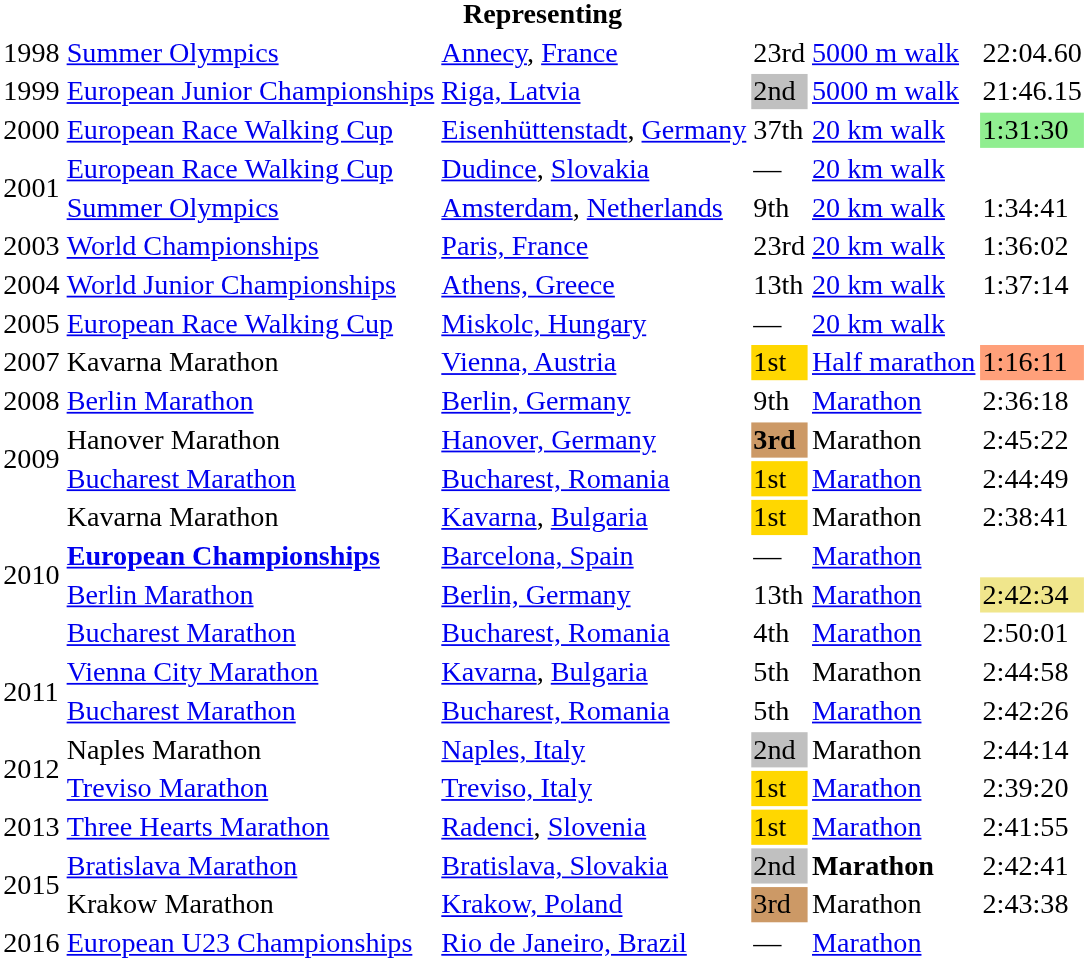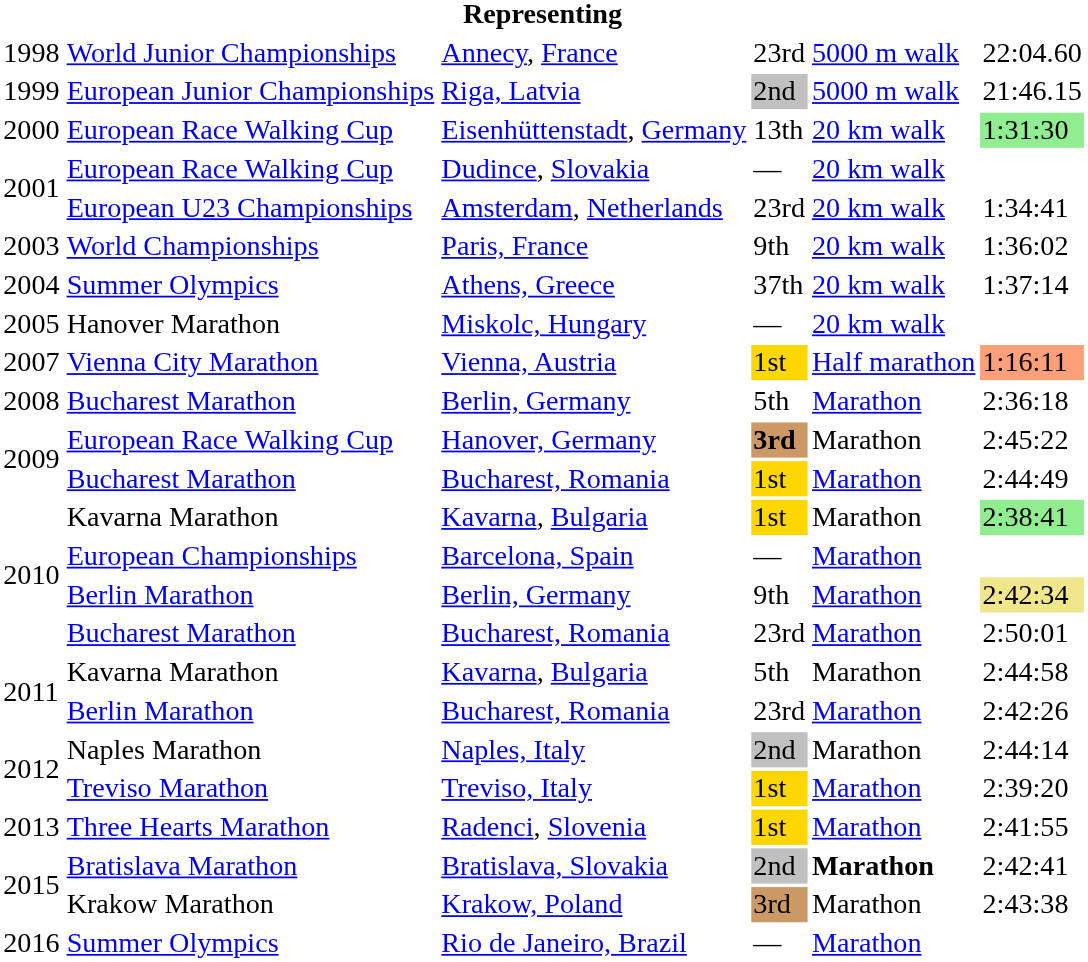(173, 52) Summer Olympics -> (231, 52) World Junior Championships
(778, 129) 37th -> (778, 129) 13th
(173, 207) Summer Olympics -> (239, 207) European U23 Championships
(771, 207) 9th -> (779, 207) 23rd
(779, 246) 23rd -> (771, 246) 9th
(231, 284) World Junior Championships -> (173, 284) Summer Olympics
(778, 284) 13th -> (778, 284) 37th
(230, 323) European Race Walking Cup -> (173, 323) Hanover Marathon
(173, 362) Kavarna Marathon -> (192, 362) Vienna City Marathon
(160, 400) Berlin Marathon -> (181, 400) Bucharest Marathon
(771, 400) 9th -> (771, 400) 5th
(173, 439) Hanover Marathon -> (230, 439) European Race Walking Cup
(1025, 517) no background -> (1025, 517) lightgreen background
(223, 555) bold -> (212, 555) normal
(778, 594) 13th -> (771, 594) 9th
(771, 633) 4th -> (779, 633) 23rd
(192, 671) Vienna City Marathon -> (173, 671) Kavarna Marathon
(181, 710) Bucharest Marathon -> (160, 710) Berlin Marathon
(771, 710) 5th -> (779, 710) 23rd
(239, 943) European U23 Championships -> (173, 943) Summer Olympics
